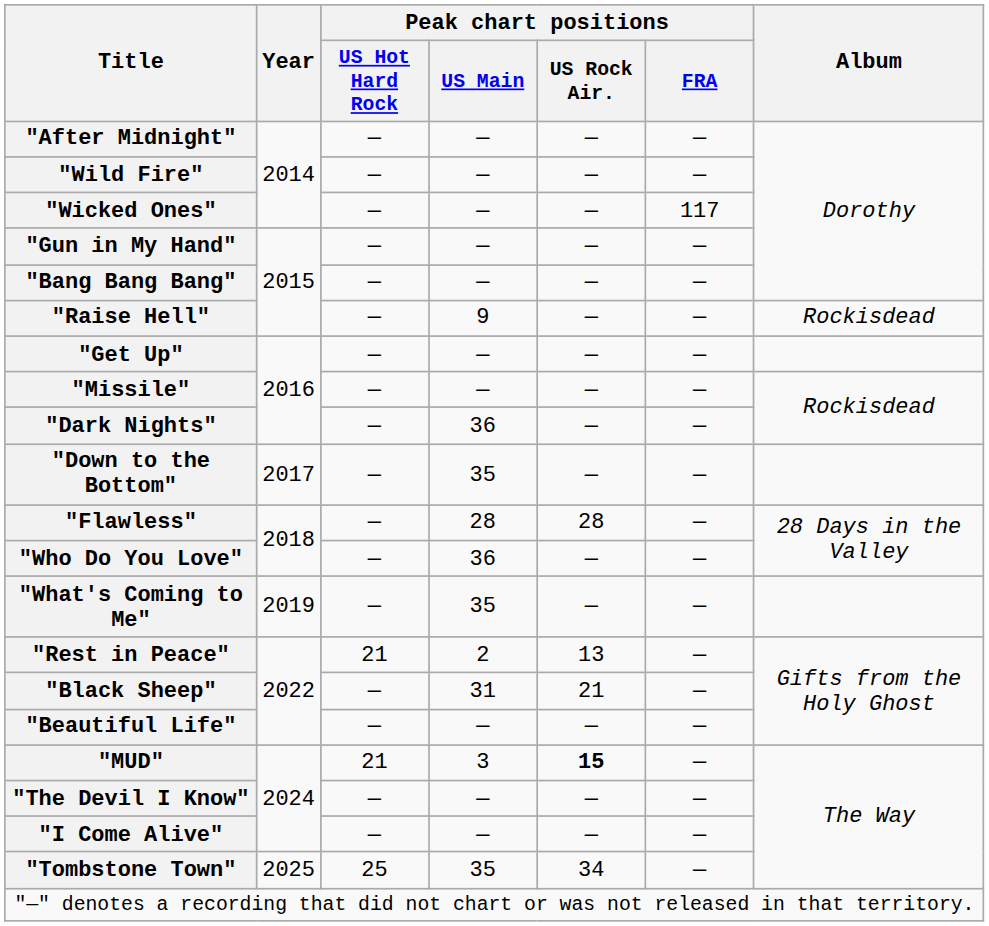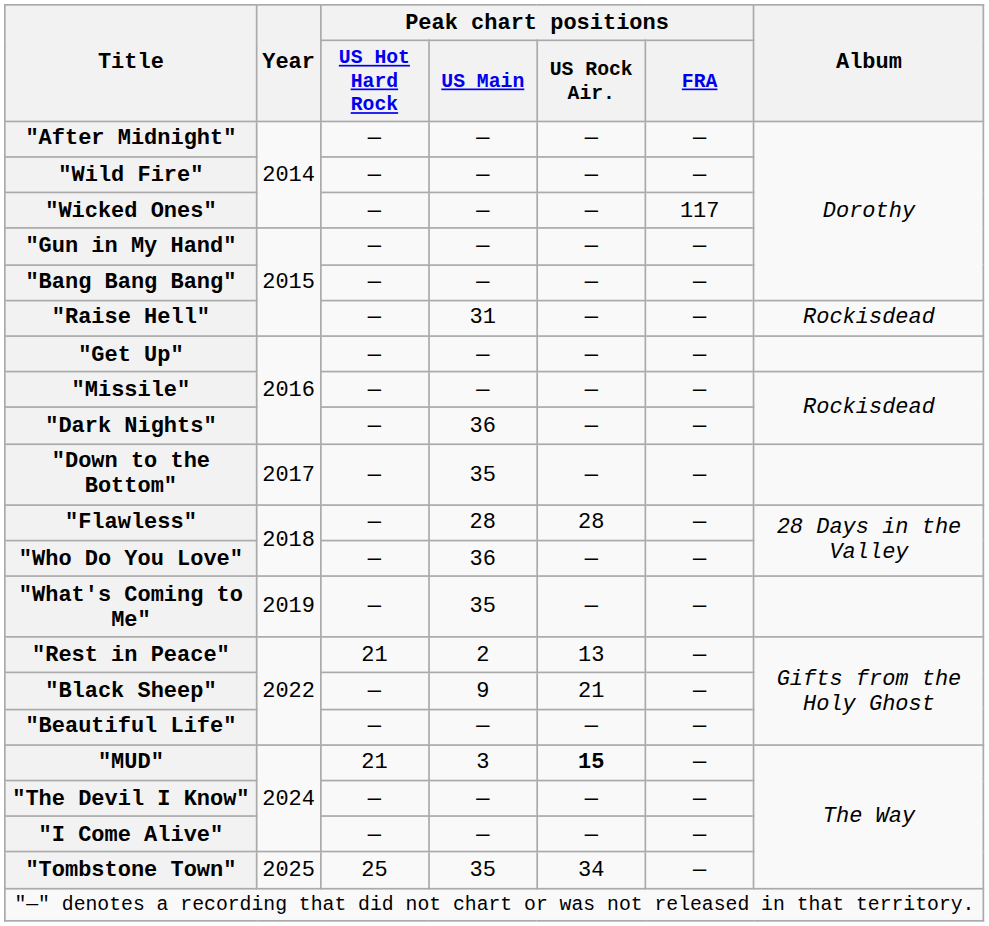(483, 318) 9 -> (483, 318) 31
(483, 691) 31 -> (483, 691) 9
